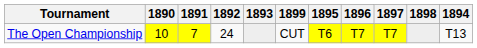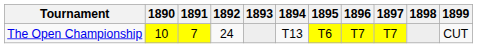columns swapped: (456, 14) <-> (292, 14)
